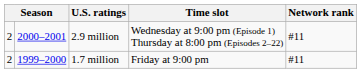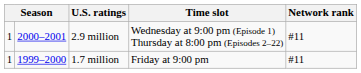(10, 36) 2 -> (10, 36) 1
(10, 59) 2 -> (10, 59) 1
